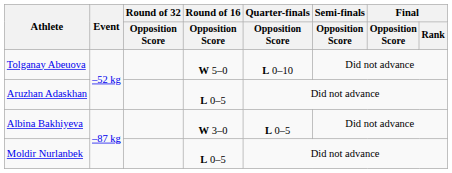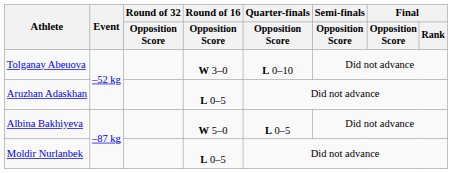(213, 71) W 5–0 -> (213, 71) W 3–0
(213, 130) W 3–0 -> (213, 130) W 5–0
